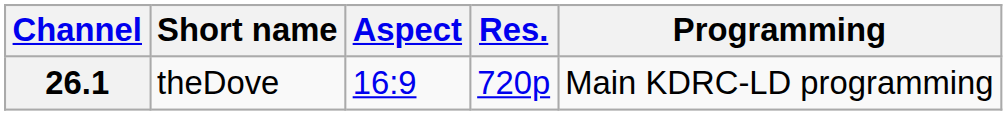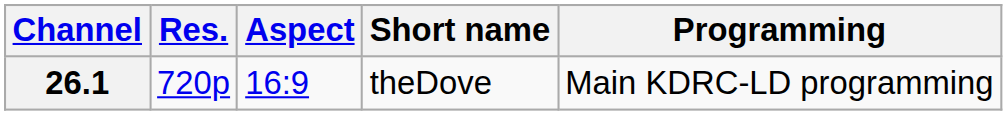columns swapped: (514, 30) <-> (247, 30)
